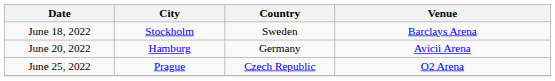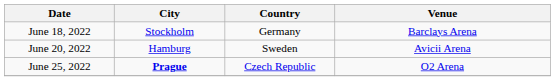(280, 31) Sweden -> (280, 31) Germany
(280, 48) Germany -> (280, 48) Sweden
(170, 66) normal -> (170, 66) bold
